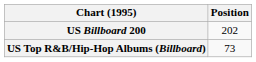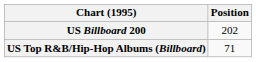(230, 48) 73 -> (230, 48) 71
